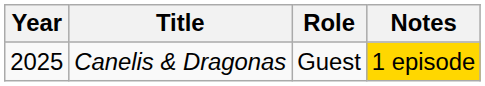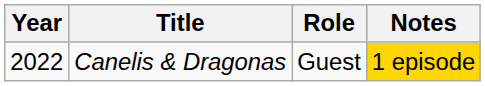(37, 61) 2025 -> (37, 61) 2022
